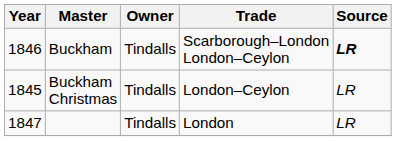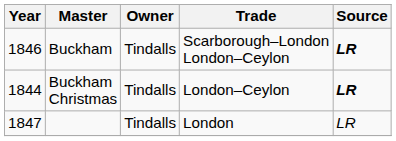(25, 90) 1845 -> (25, 90) 1844
(346, 90) normal -> (346, 90) bold
